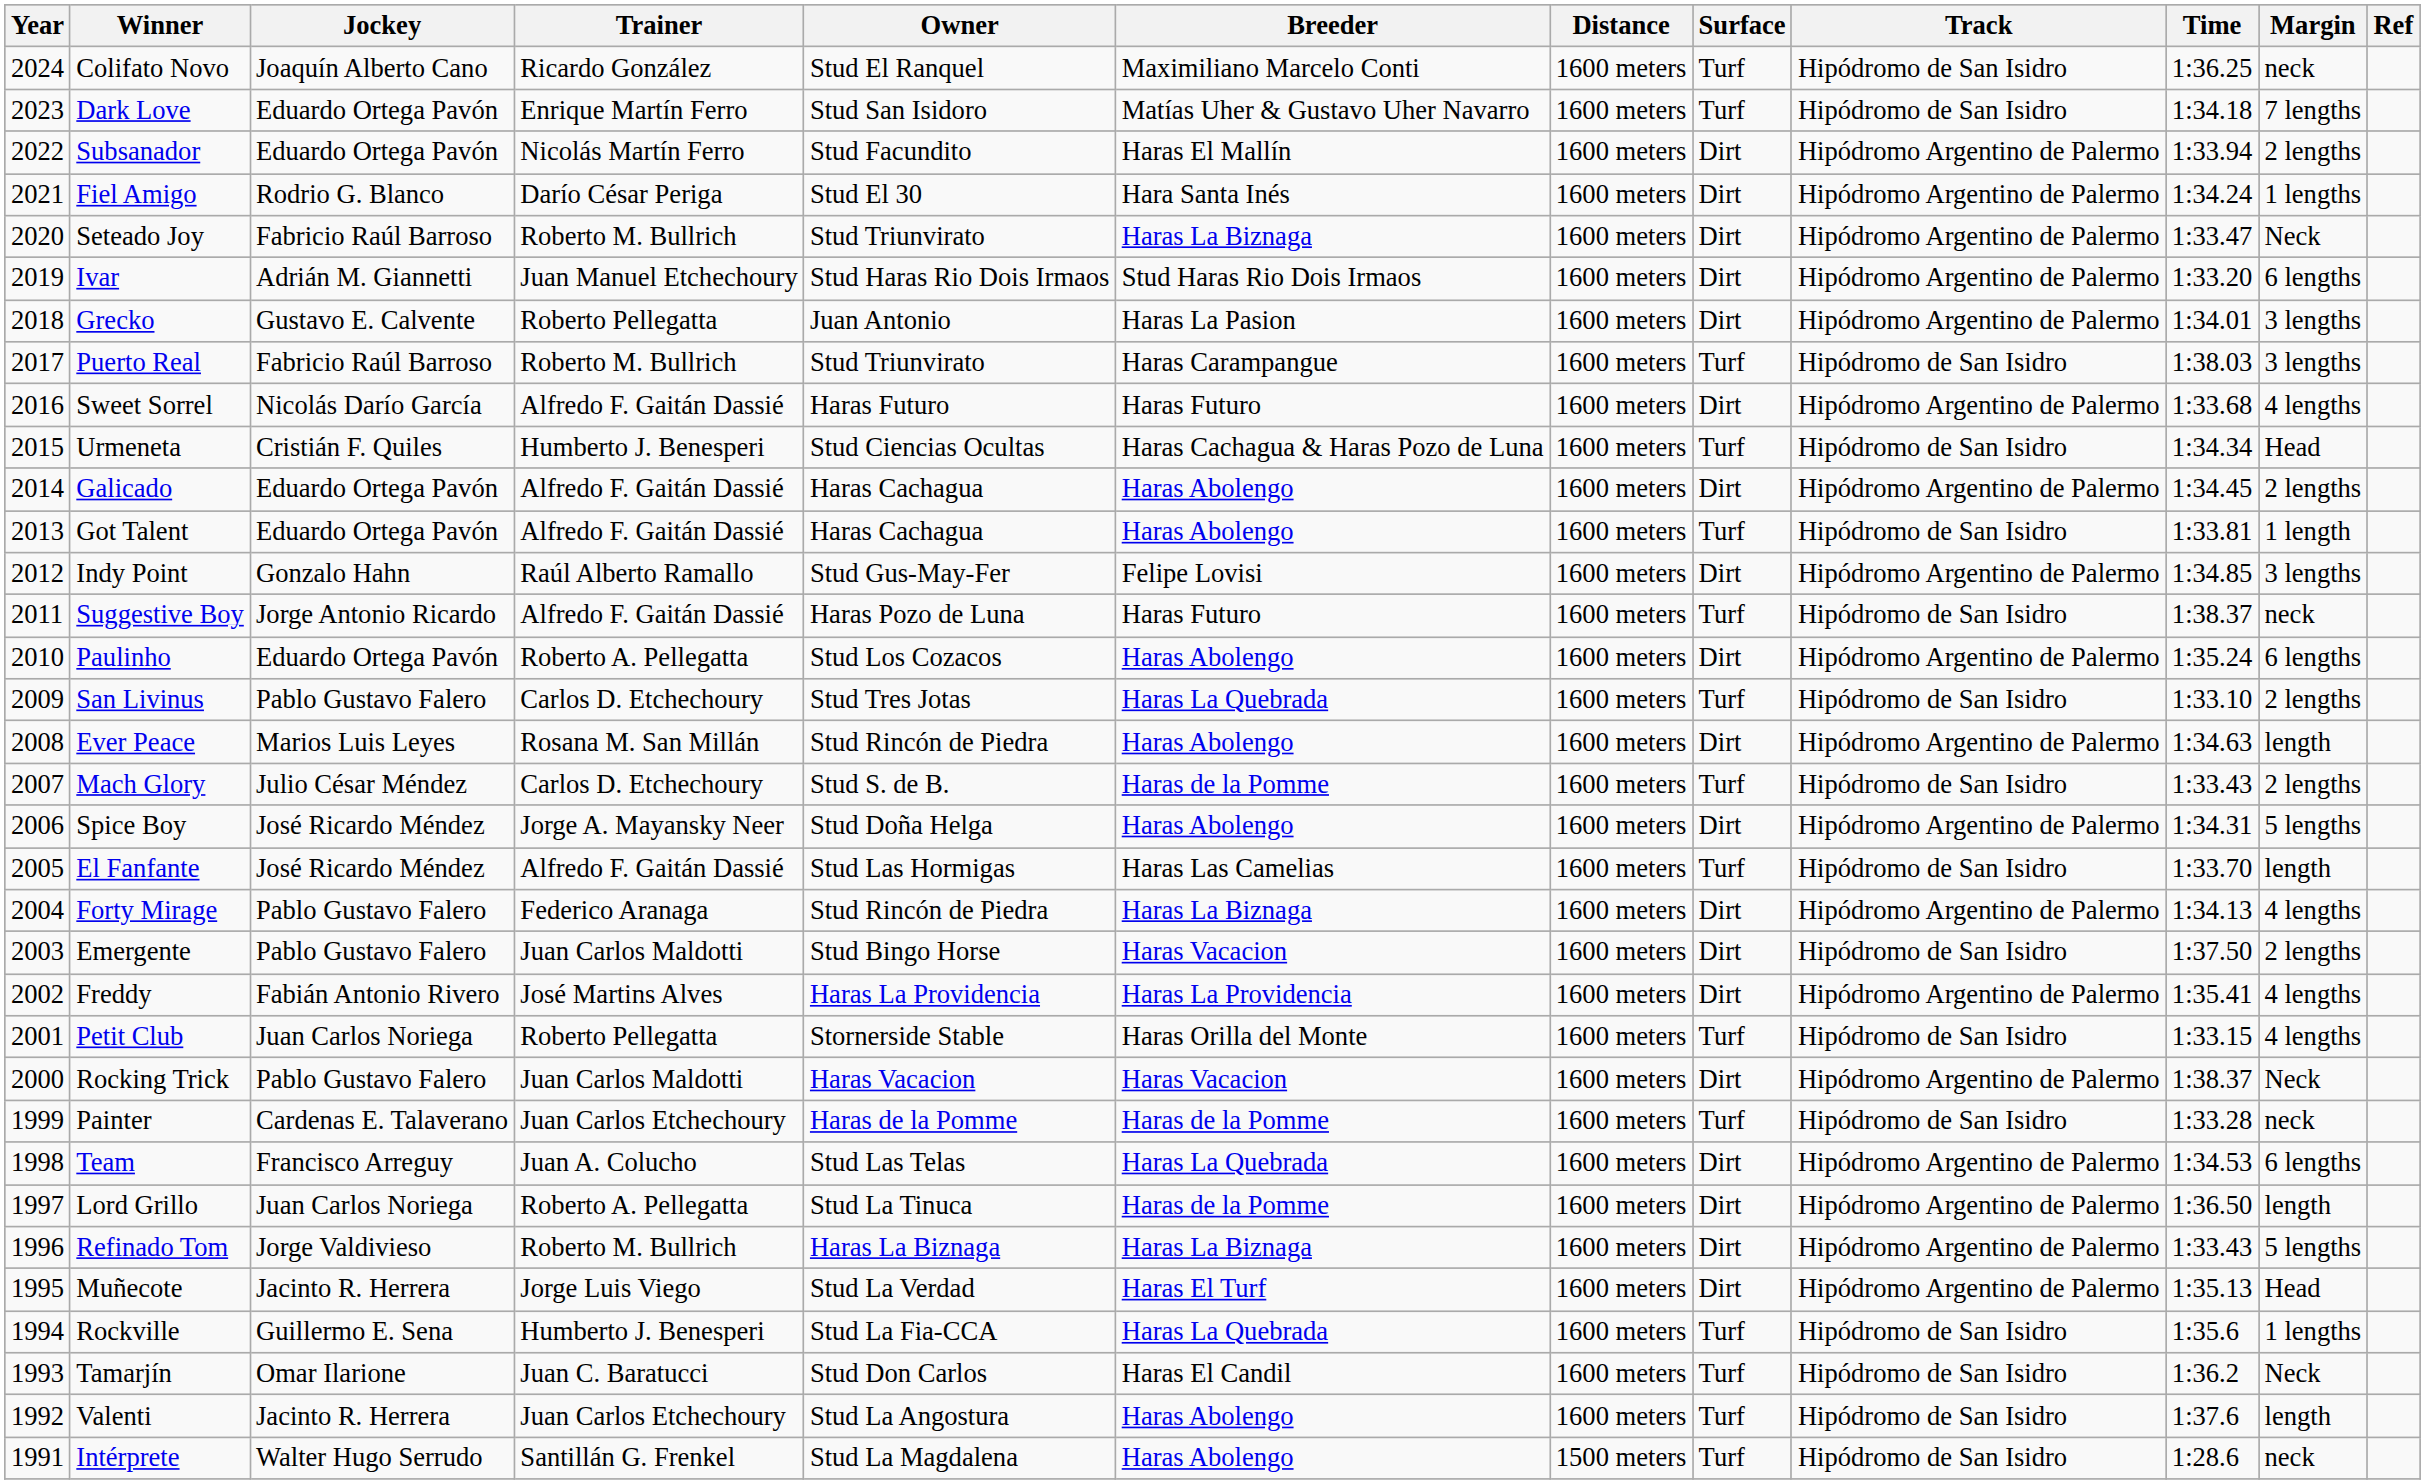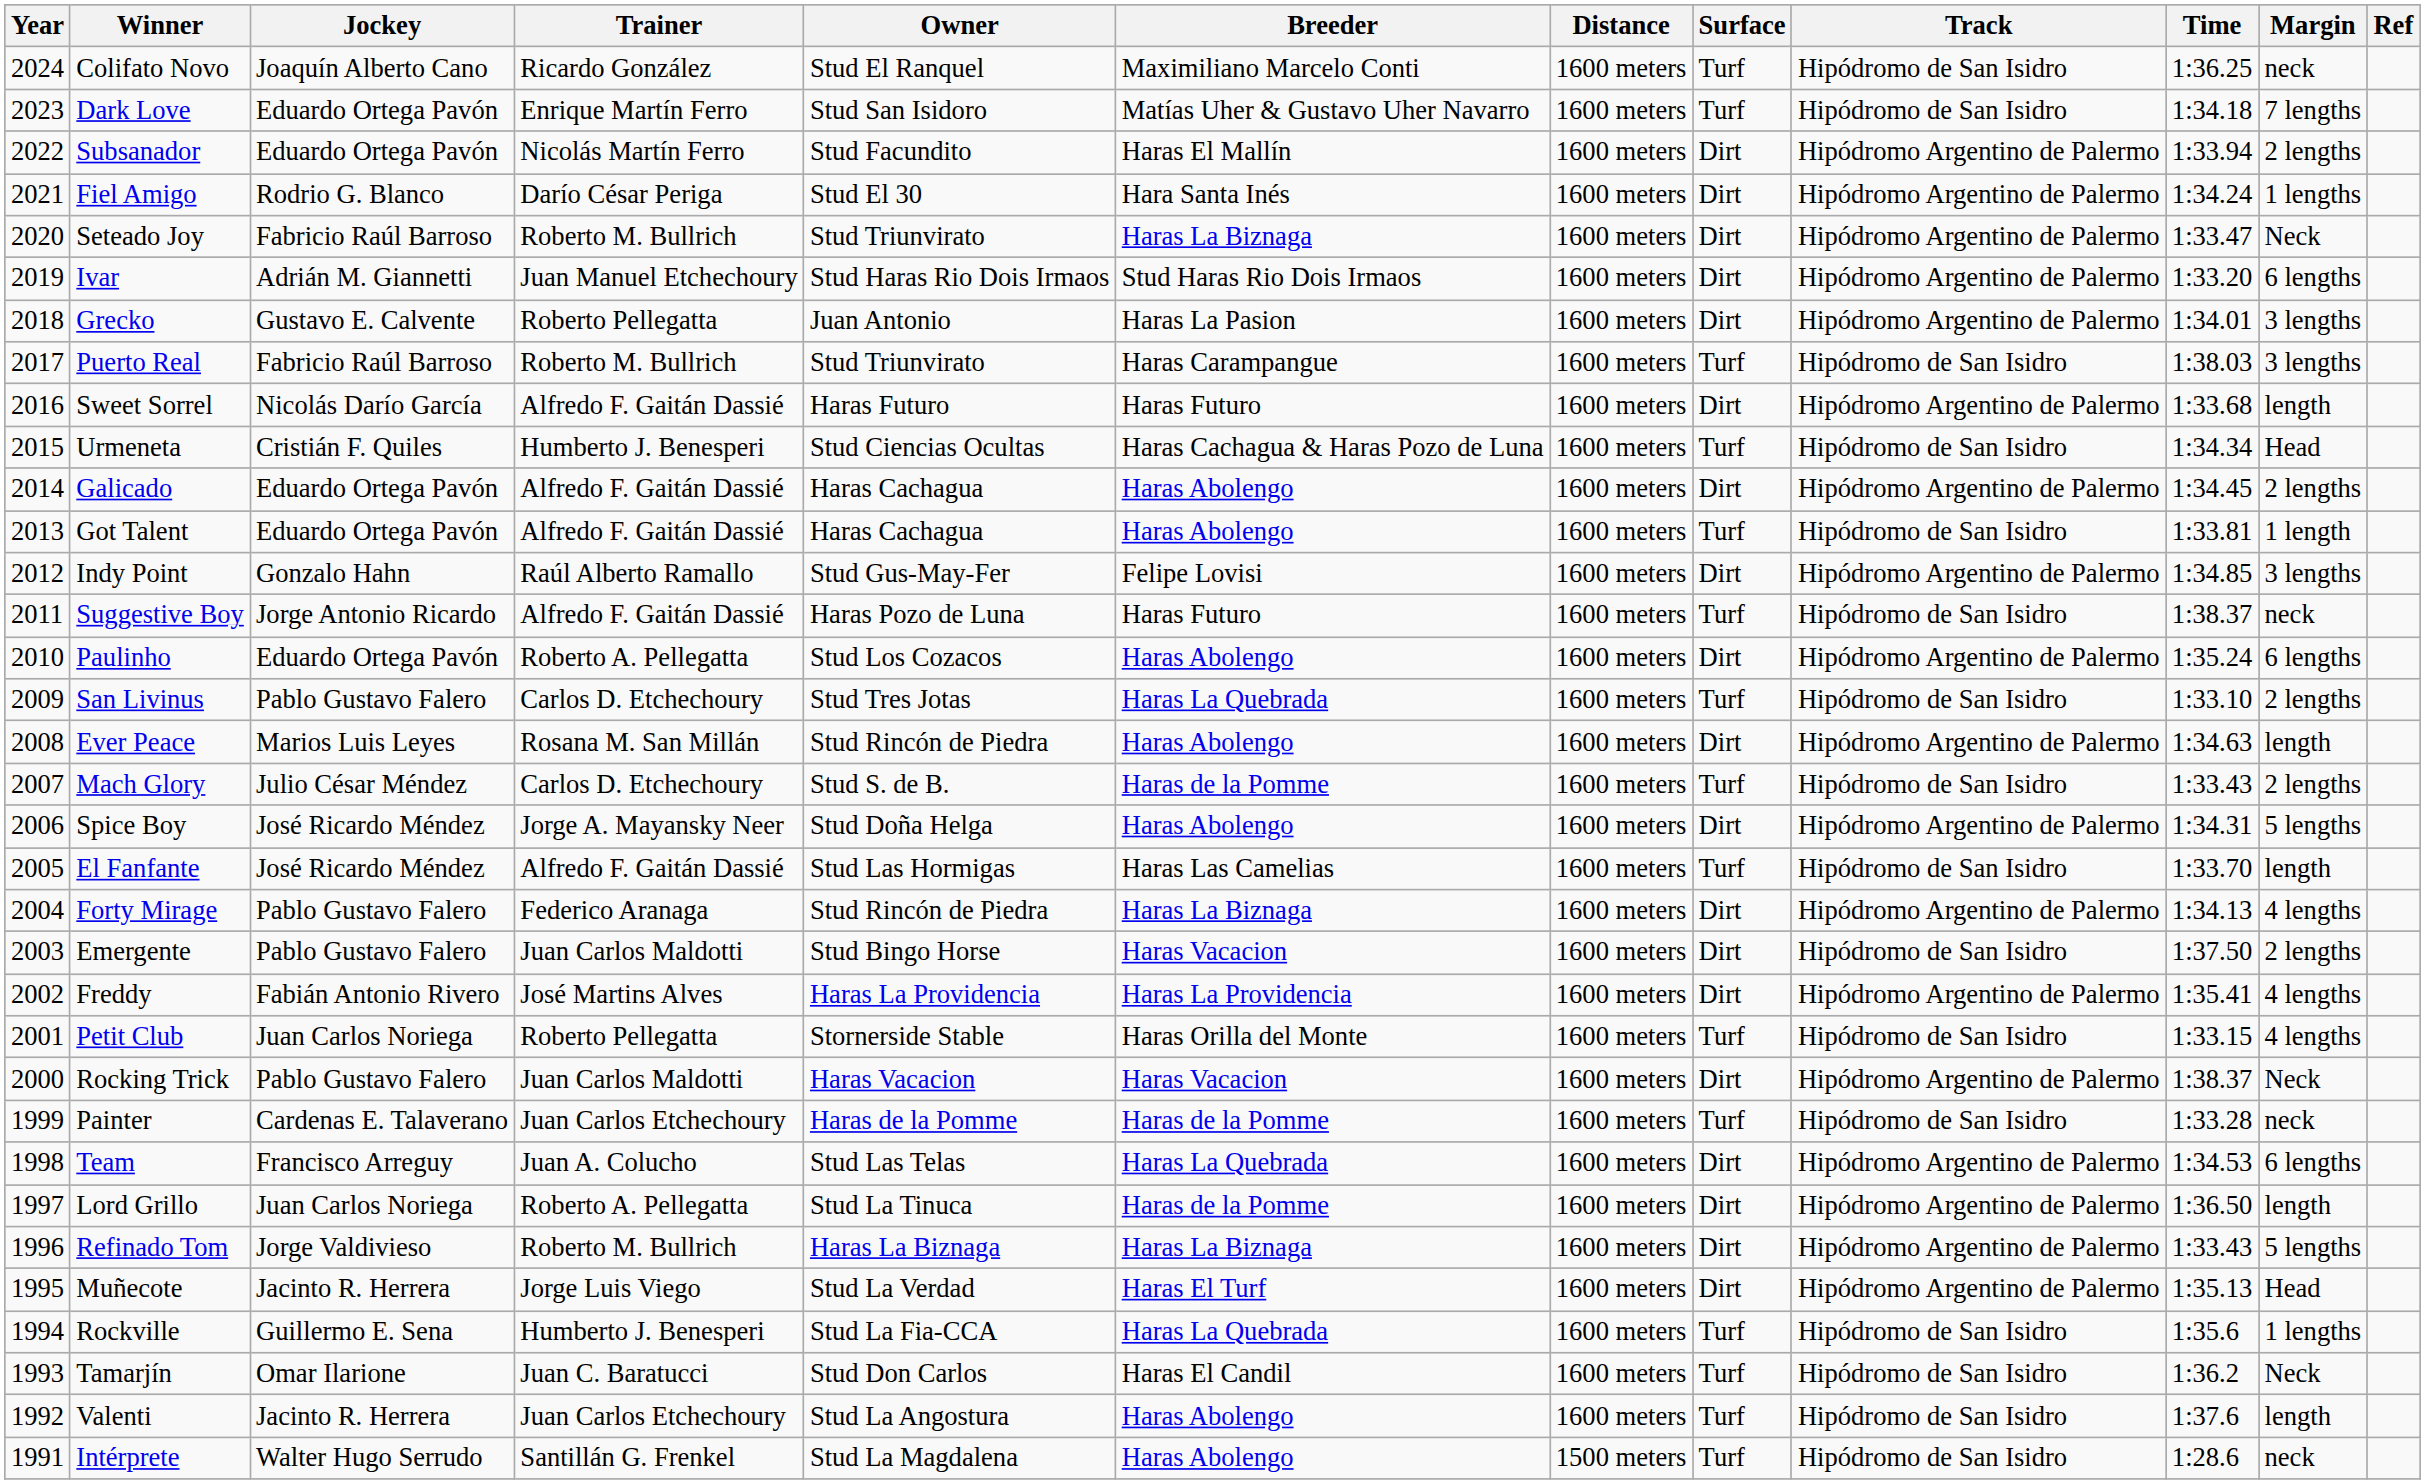(2313, 404) 4 lengths -> (2298, 404) length
